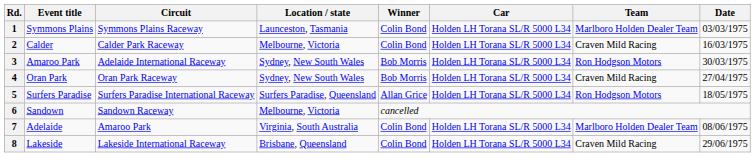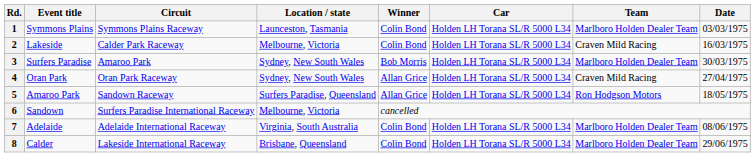(40, 45) Calder -> (44, 45) Lakeside
(53, 62) Amaroo Park -> (59, 62) Surfers Paradise
(162, 62) Adelaide International Raceway -> (124, 62) Amaroo Park
(618, 62) Ron Hodgson Motors -> (637, 62) Marlboro Holden Dealer Team
(404, 78) Bob Morris -> (404, 78) Allan Grice
(59, 95) Surfers Paradise -> (53, 95) Amaroo Park
(176, 95) Surfers Paradise International Raceway -> (136, 95) Sandown Raceway
(136, 111) Sandown Raceway -> (176, 111) Surfers Paradise International Raceway
(124, 127) Amaroo Park -> (162, 127) Adelaide International Raceway
(44, 144) Lakeside -> (40, 144) Calder
(616, 144) Craven Mild Racing -> (637, 144) Marlboro Holden Dealer Team
